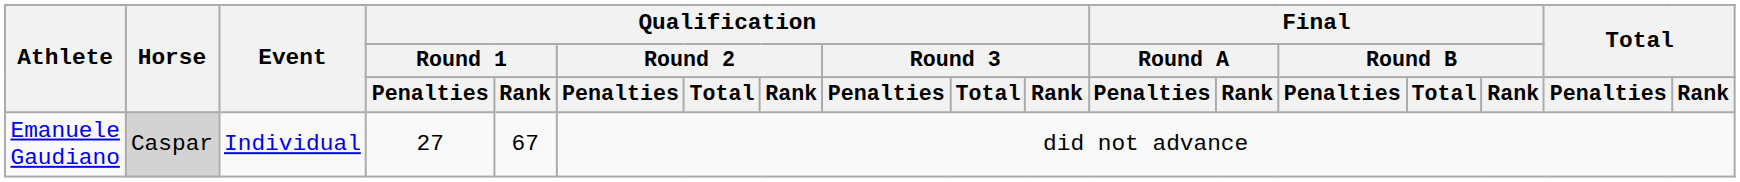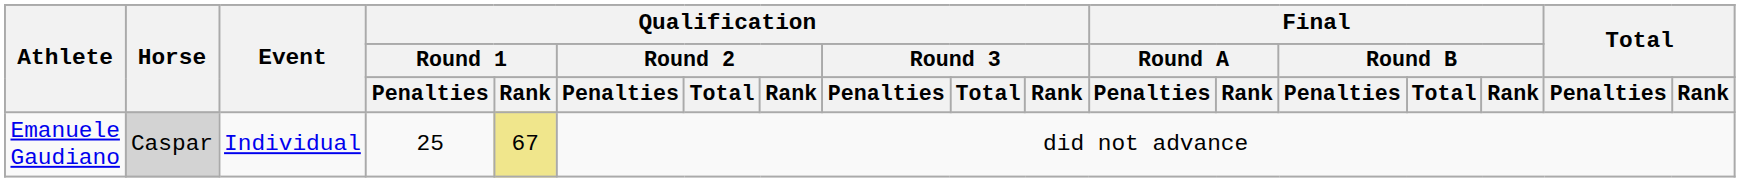(430, 144) 27 -> (430, 144) 25
(525, 144) no background -> (525, 144) khaki background
